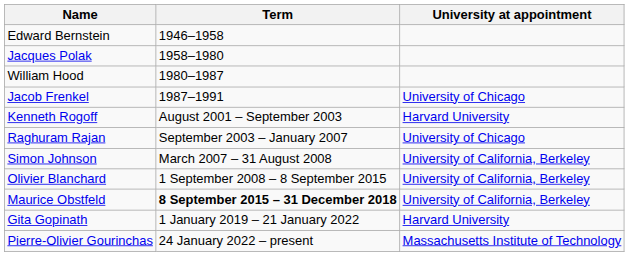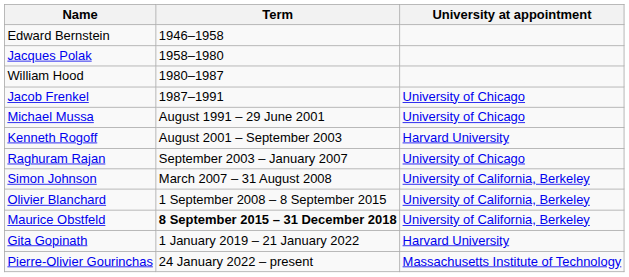+ row: (51, 117)
